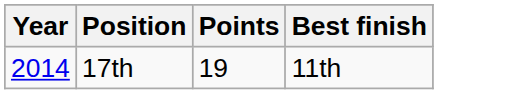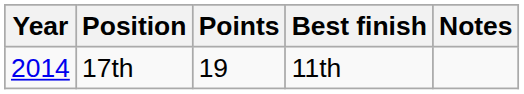+ column: (476, 26)
